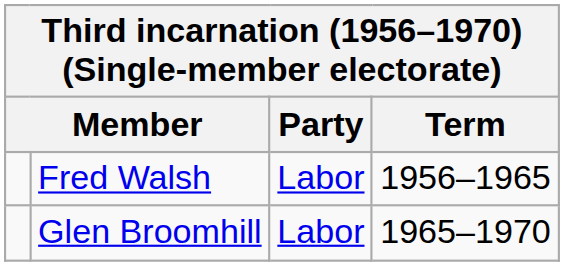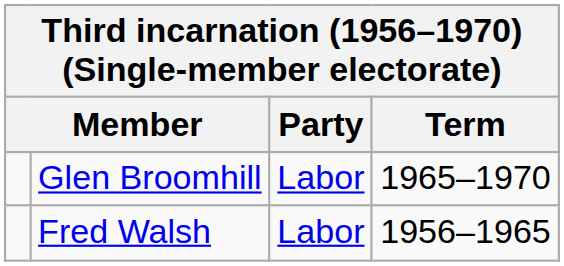rows swapped: (125, 177) <-> (150, 232)
